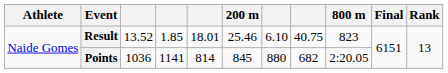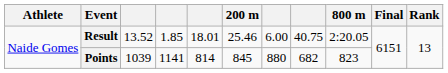(277, 36) 6.10 -> (277, 36) 6.00
(349, 36) 823 -> (349, 36) 2:20.05
(138, 58) 1036 -> (138, 58) 1039
(349, 58) 2:20.05 -> (349, 58) 823
